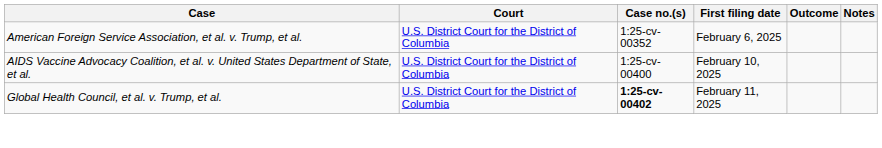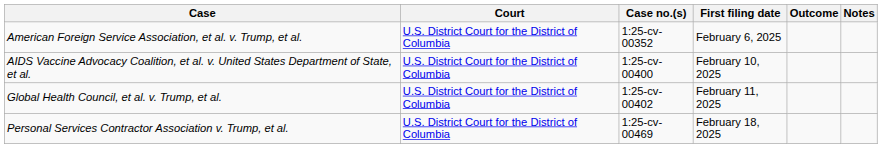(641, 98) bold -> (642, 98) normal
+ row: (148, 128)
